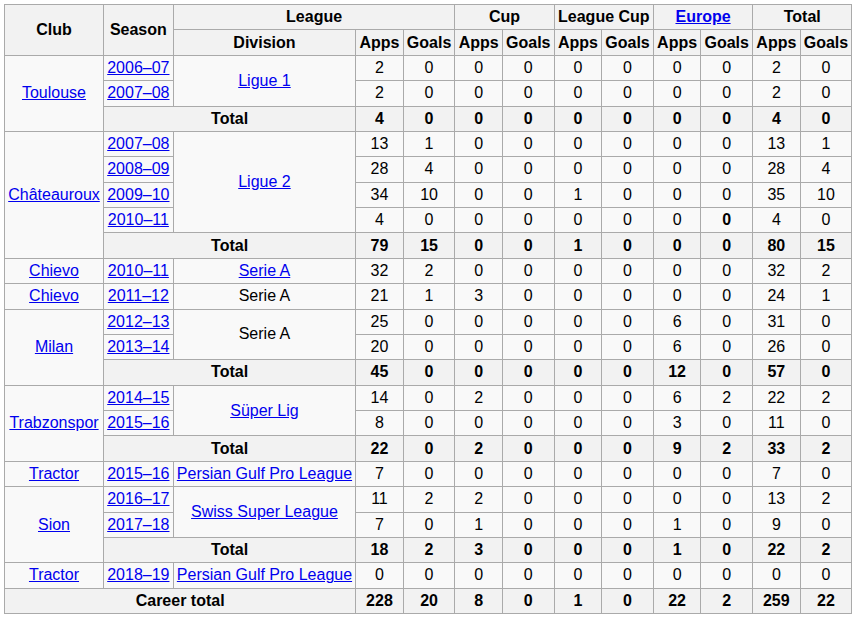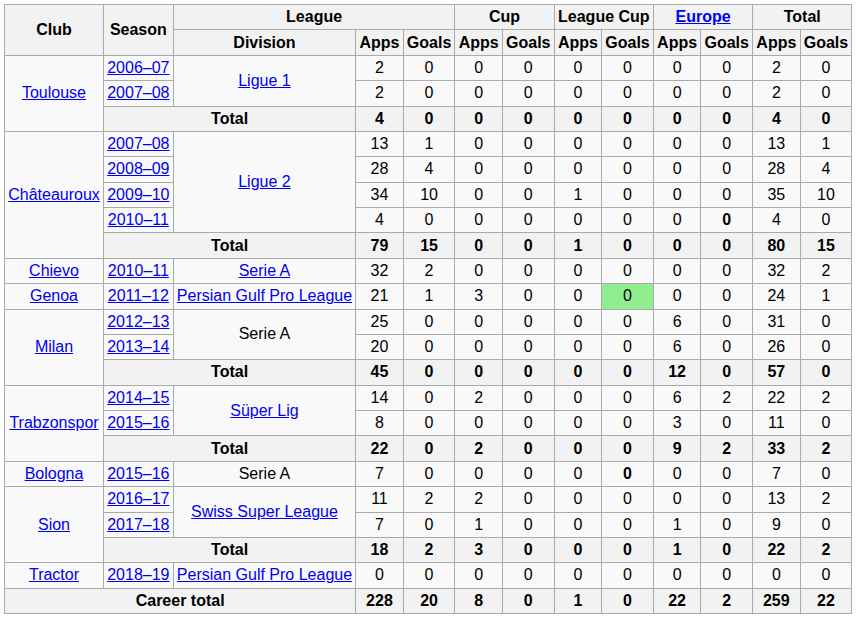(54, 296) Chievo -> (54, 296) Genoa
(264, 296) Serie A -> (264, 296) Persian Gulf Pro League
(628, 296) no background -> (628, 296) lightgreen background
(54, 473) Tractor -> (54, 473) Bologna
(264, 473) Persian Gulf Pro League -> (264, 473) Serie A
(628, 473) normal -> (628, 473) bold
